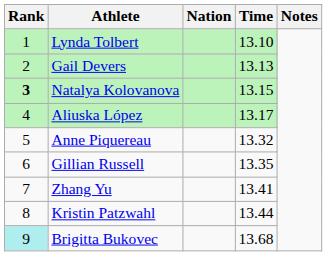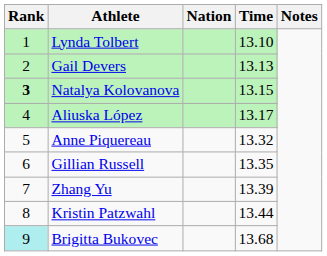(256, 189) 13.41 -> (256, 189) 13.39
